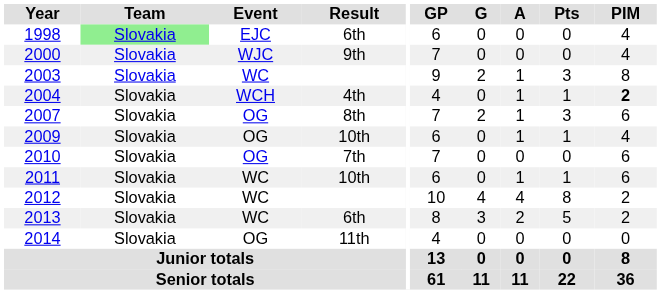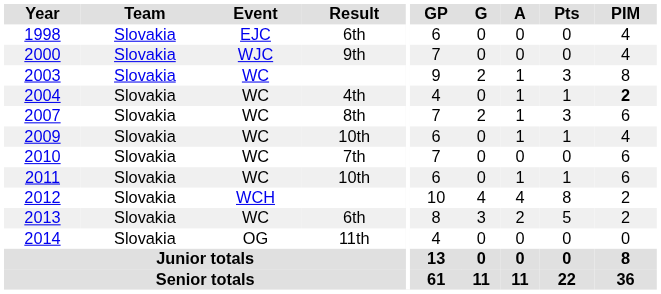(145, 34) lightgreen background -> (145, 34) no background
(255, 95) WCH -> (255, 95) WC
(255, 116) OG -> (255, 116) WC
(255, 136) OG -> (255, 136) WC
(255, 156) OG -> (255, 156) WC
(255, 197) WC -> (255, 197) WCH
